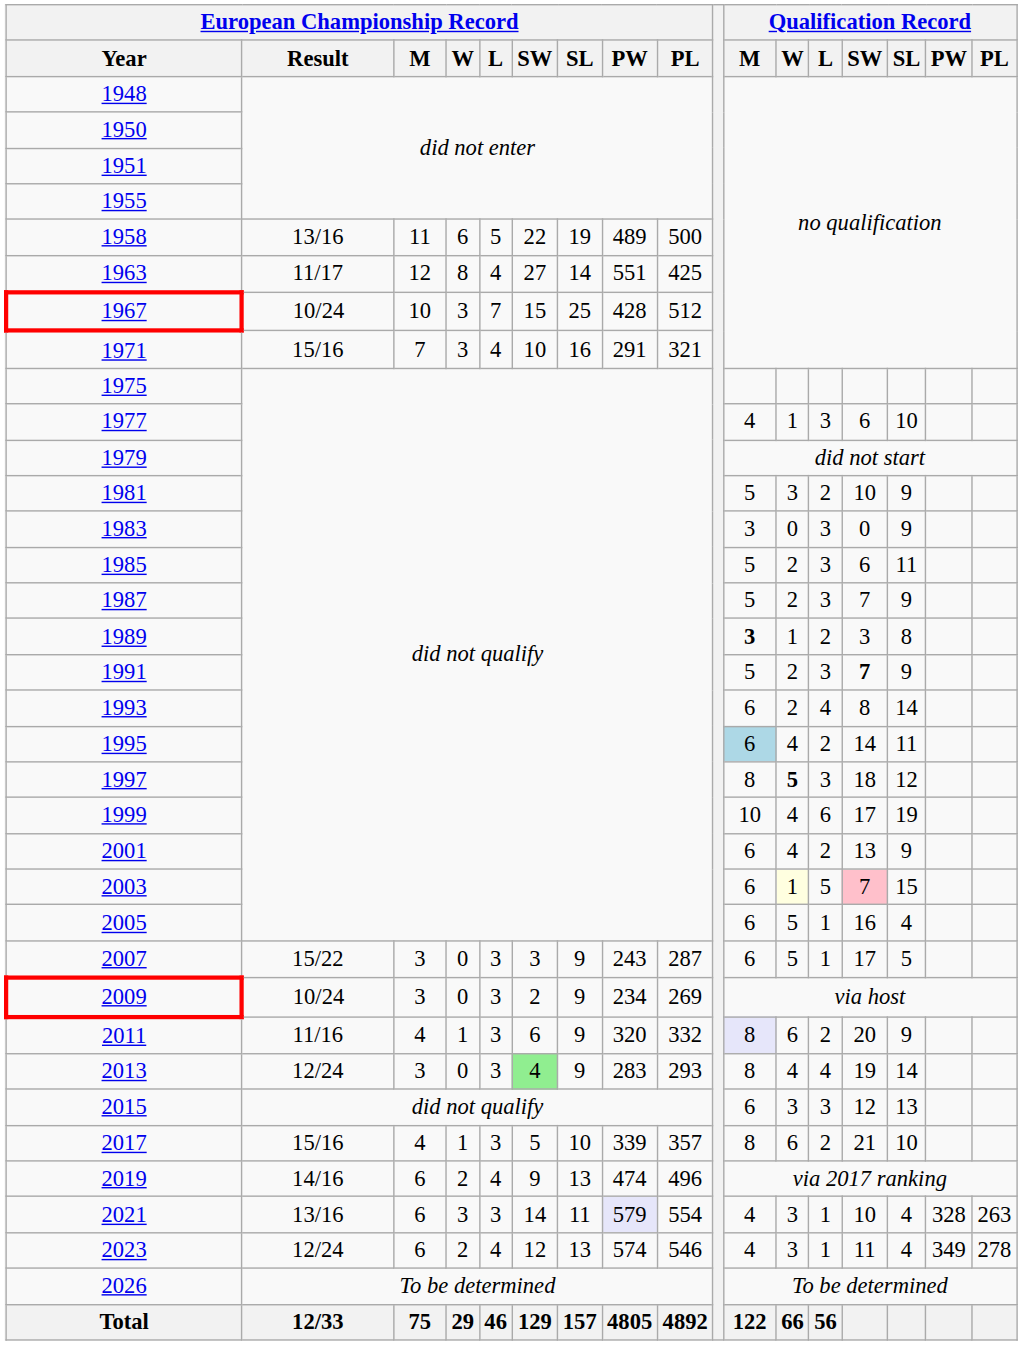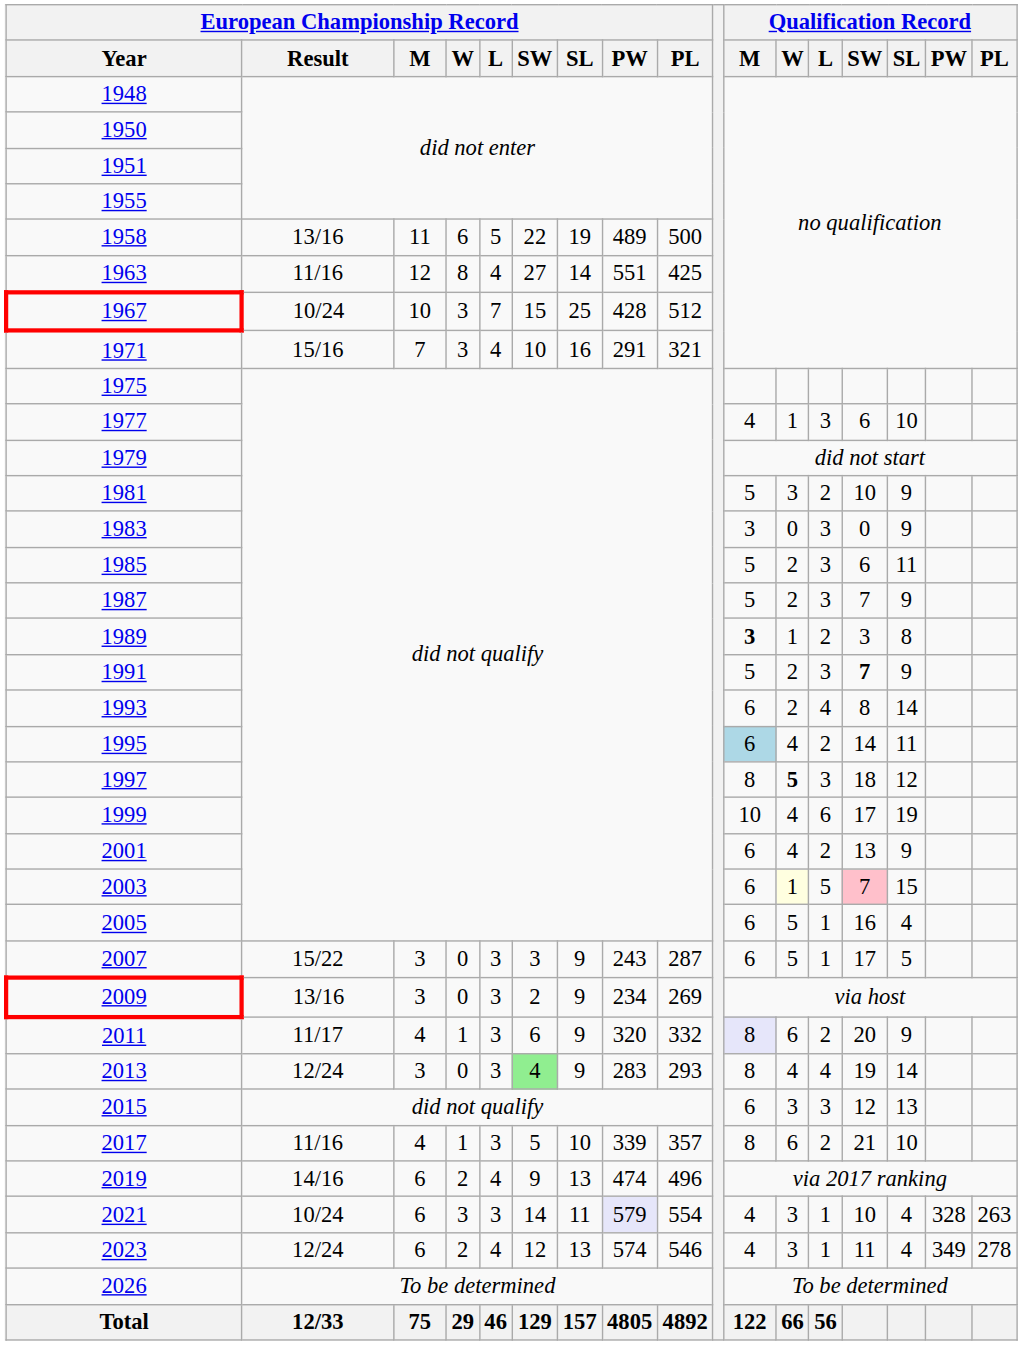(318, 273) 11/17 -> (318, 273) 11/16
(319, 996) 10/24 -> (319, 996) 13/16
(318, 1034) 11/16 -> (318, 1034) 11/17
(318, 1142) 15/16 -> (318, 1142) 11/16
(318, 1214) 13/16 -> (318, 1214) 10/24
